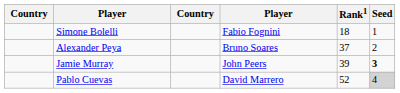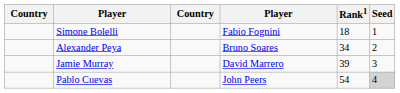(344, 47) 37 -> (344, 47) 34
(244, 64) John Peers -> (253, 64) David Marrero
(375, 64) bold -> (375, 64) normal
(253, 80) David Marrero -> (244, 80) John Peers
(344, 80) 52 -> (344, 80) 54
